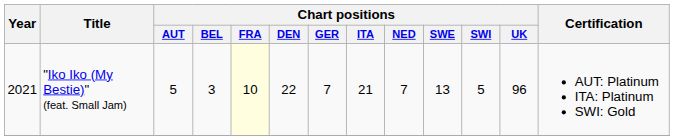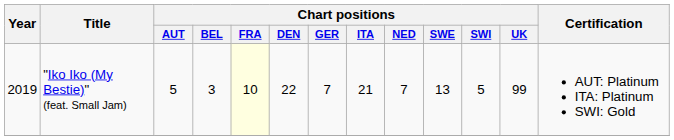(22, 89) 2021 -> (22, 89) 2019
(519, 89) 96 -> (519, 89) 99
